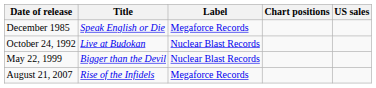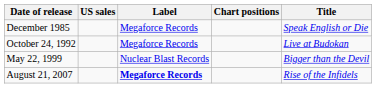columns swapped: (123, 12) <-> (352, 12)
(215, 43) Nuclear Blast Records -> (159, 43) Megaforce Records
(210, 75) normal -> (161, 75) bold
